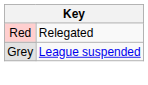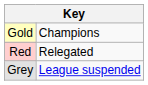+ row: (20, 32)
